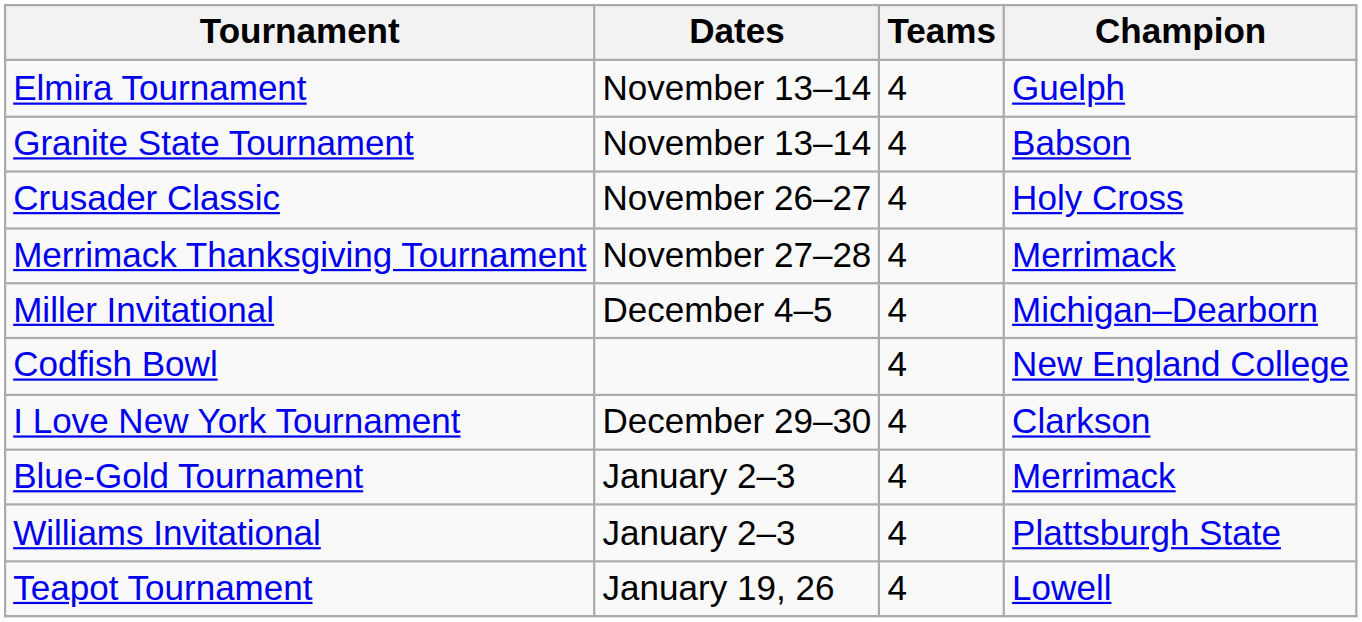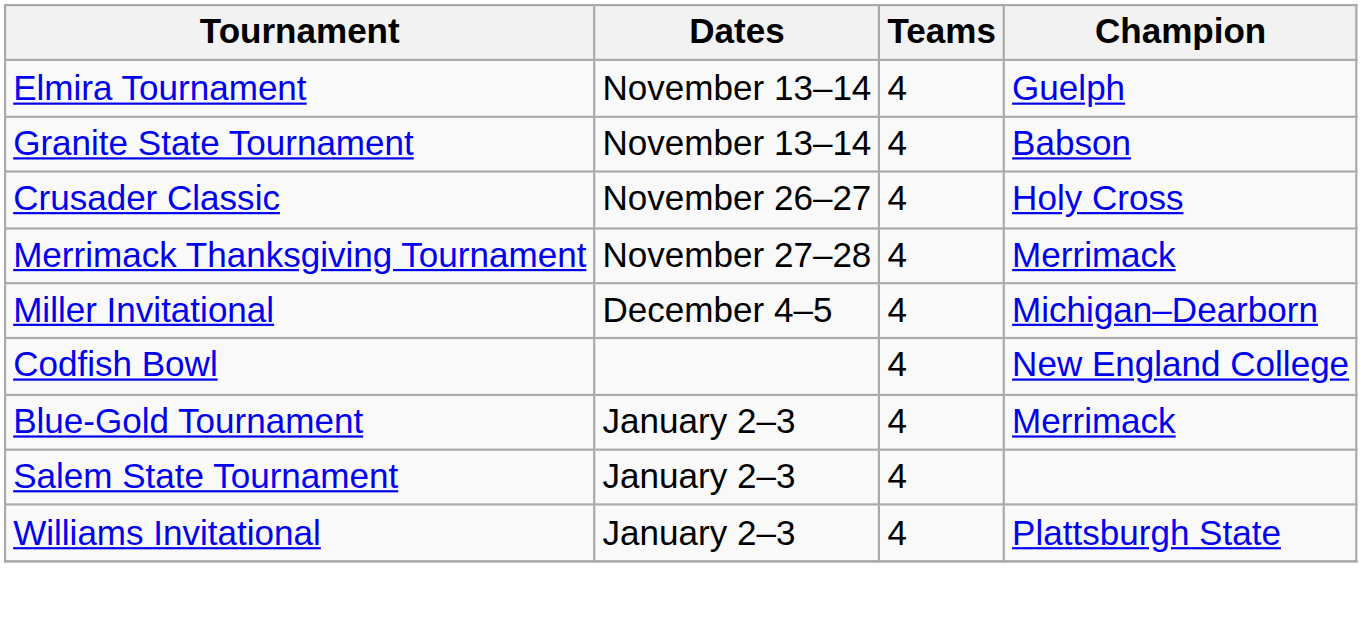- row: (237, 421)
+ row: (206, 476)
- row: (163, 587)
